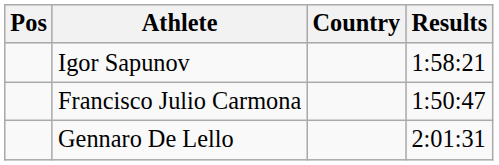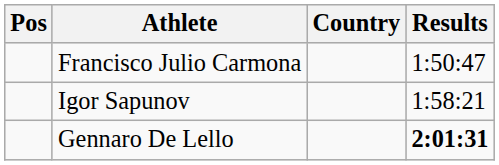rows swapped: (180, 100) <-> (124, 62)
(449, 139) normal -> (450, 139) bold
